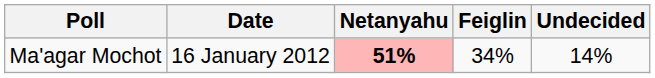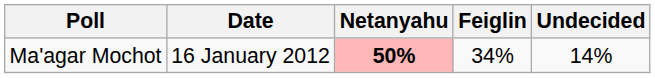(394, 55) 51% -> (394, 55) 50%
